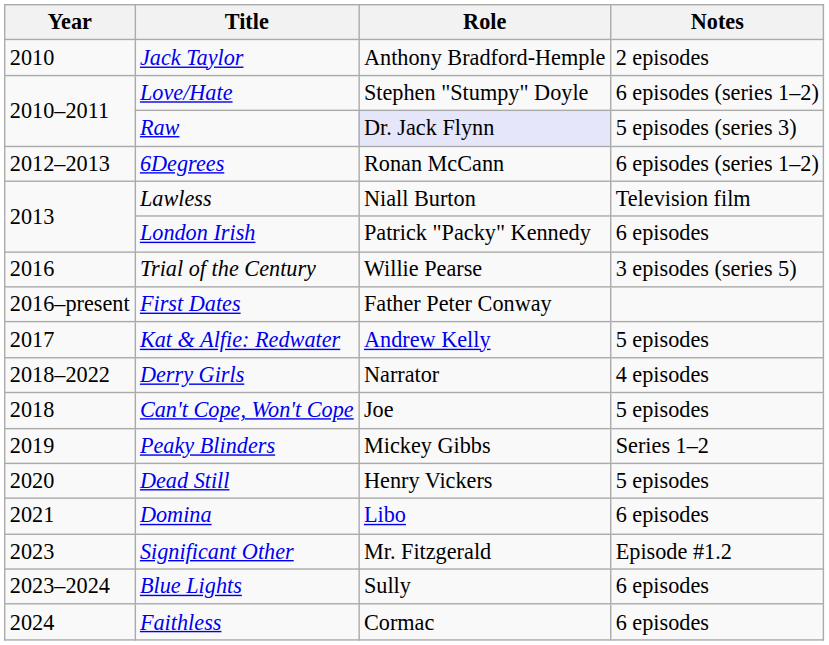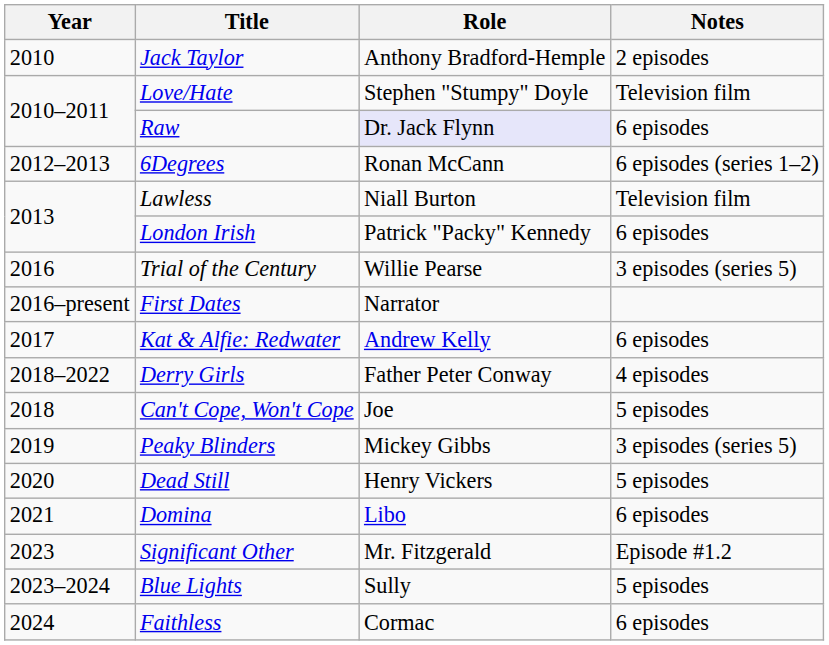(717, 92) 6 episodes (series 1–2) -> (683, 92) Television film
(706, 127) 5 episodes (series 3) -> (662, 127) 6 episodes
(458, 304) Father Peter Conway -> (402, 304) Narrator
(662, 339) 5 episodes -> (662, 339) 6 episodes
(402, 374) Narrator -> (458, 374) Father Peter Conway
(662, 445) Series 1–2 -> (706, 445) 3 episodes (series 5)
(662, 586) 6 episodes -> (662, 586) 5 episodes
